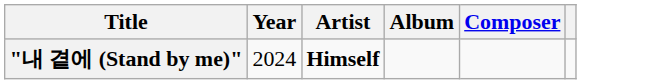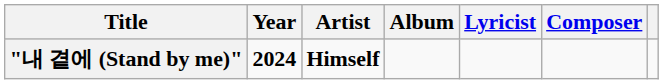+ column: (500, 21)
(274, 58) normal -> (274, 58) bold
